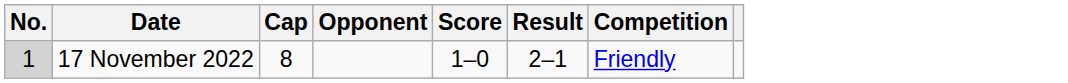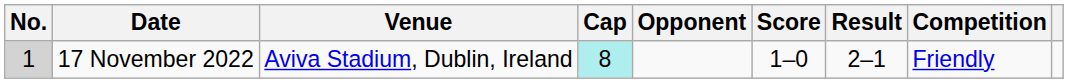+ column: (418, 22)
(286, 59) no background -> (605, 59) paleturquoise background
